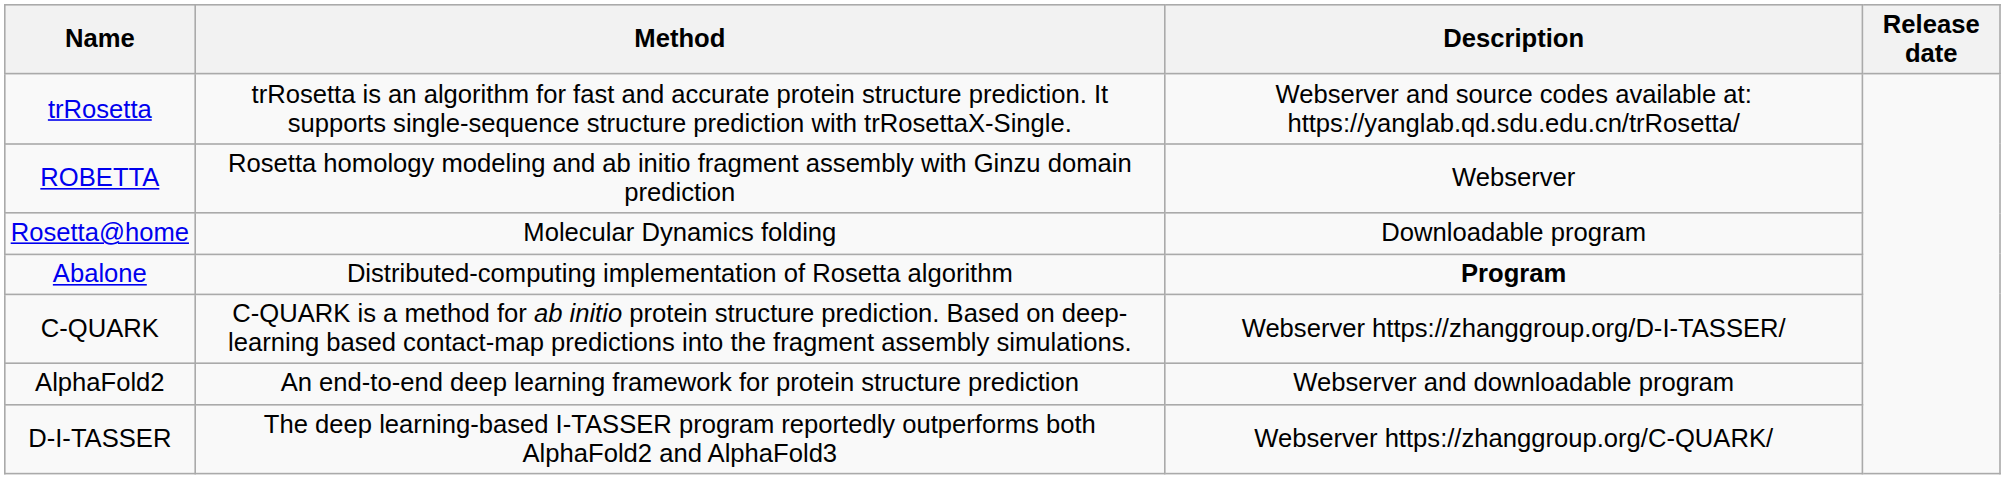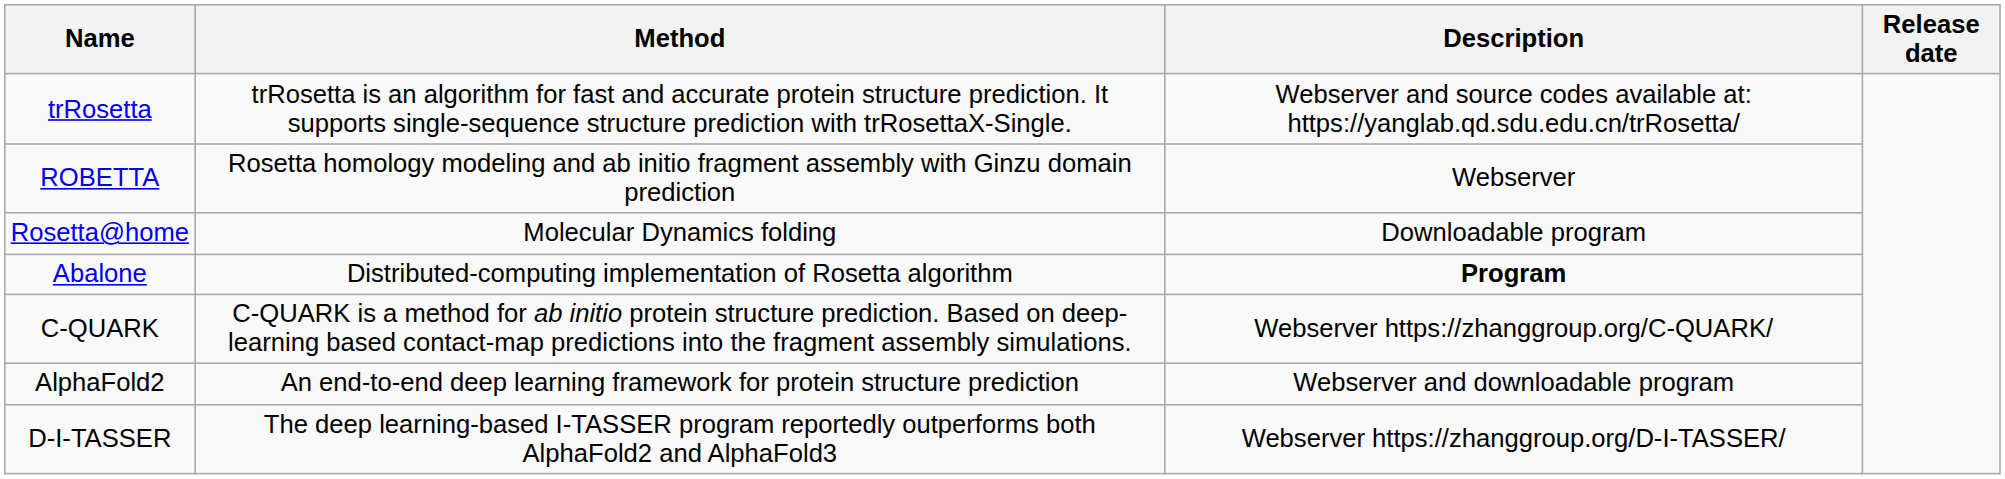(1514, 328) Webserver https://zhanggroup.org/D-I-TASSER/ -> (1514, 328) Webserver https://zhanggroup.org/C-QUARK/
(1514, 438) Webserver https://zhanggroup.org/C-QUARK/ -> (1514, 438) Webserver https://zhanggroup.org/D-I-TASSER/
